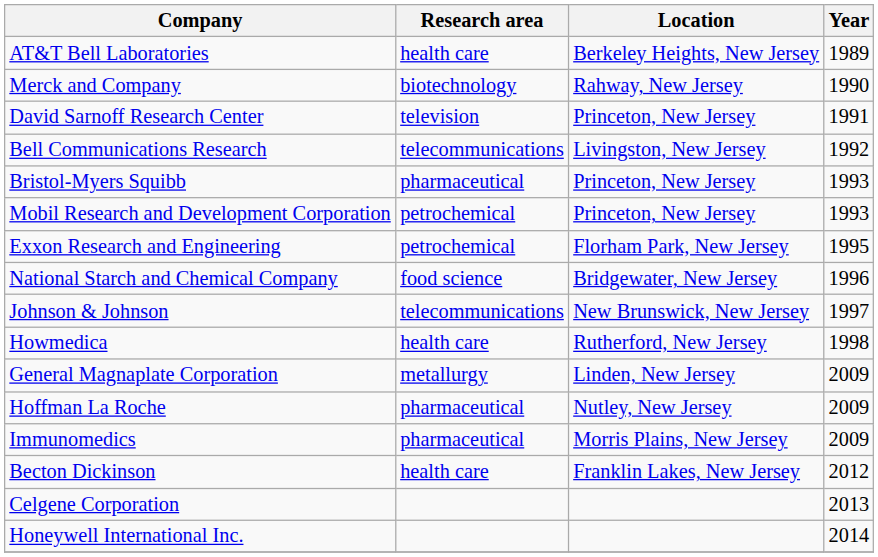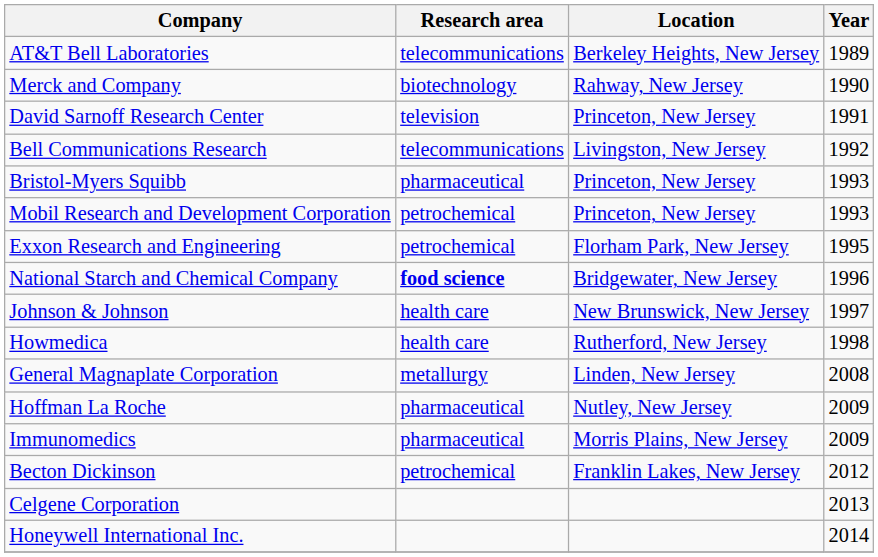(444, 52) health care -> (482, 52) telecommunications
(451, 278) normal -> (452, 278) bold
(482, 310) telecommunications -> (444, 310) health care
(849, 375) 2009 -> (849, 375) 2008
(444, 471) health care -> (458, 471) petrochemical
